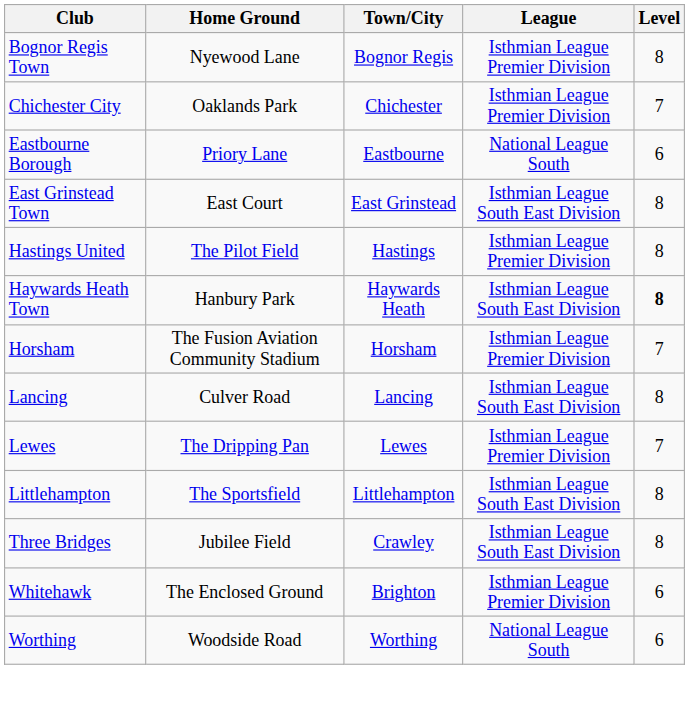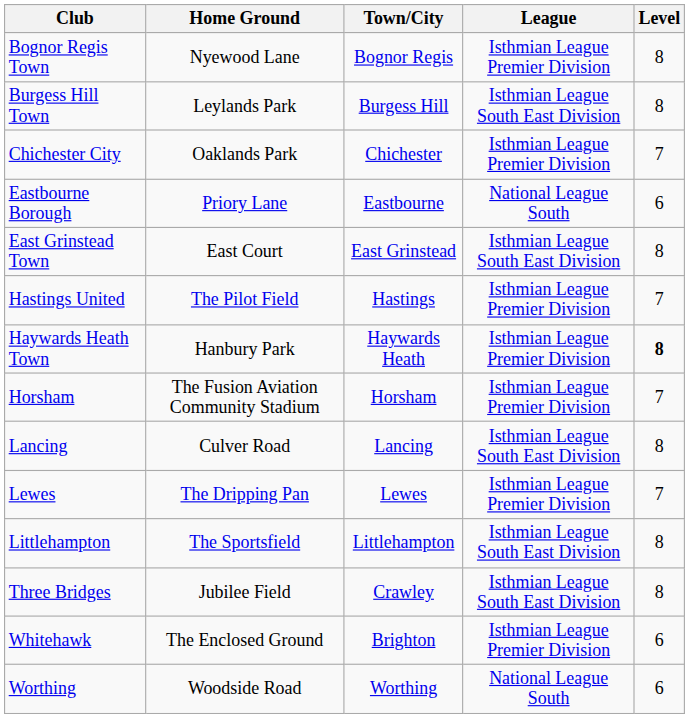+ row: (54, 105)
(659, 251) 8 -> (659, 300) 7
(549, 300) Isthmian League South East Division -> (549, 348) Isthmian League Premier Division
